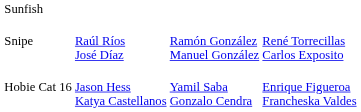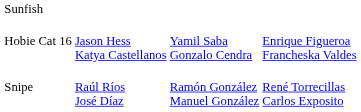rows swapped: (19, 41) <-> (38, 87)
